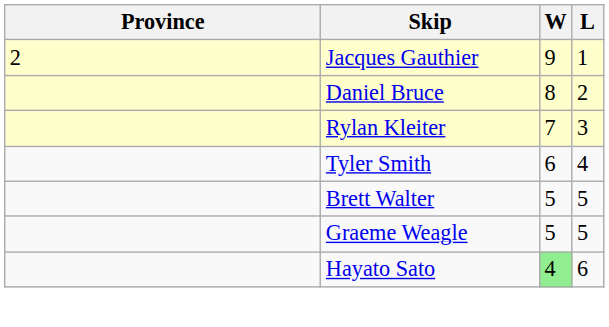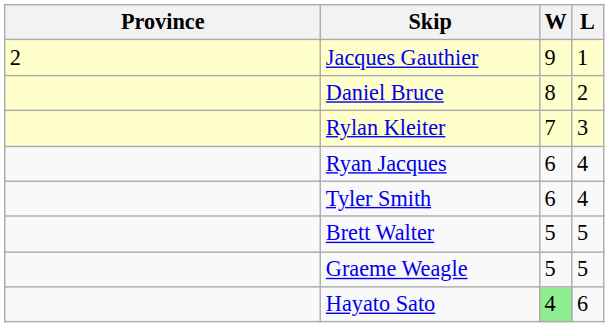+ row: (386, 163)
